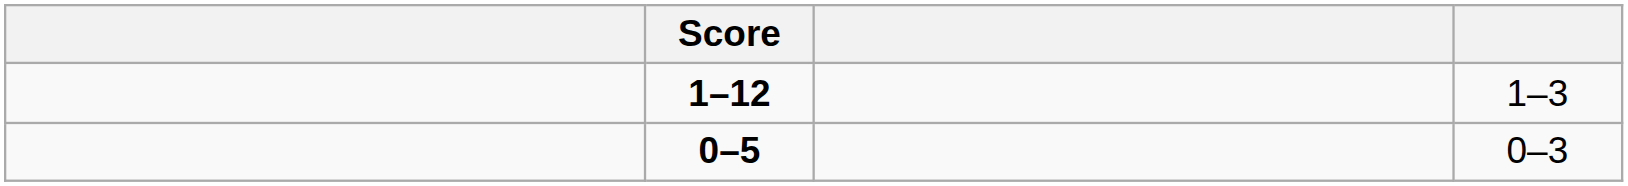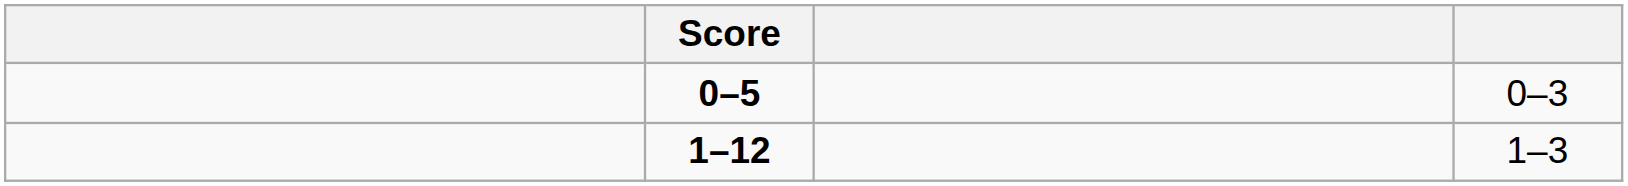rows swapped: (729, 151) <-> (729, 92)
